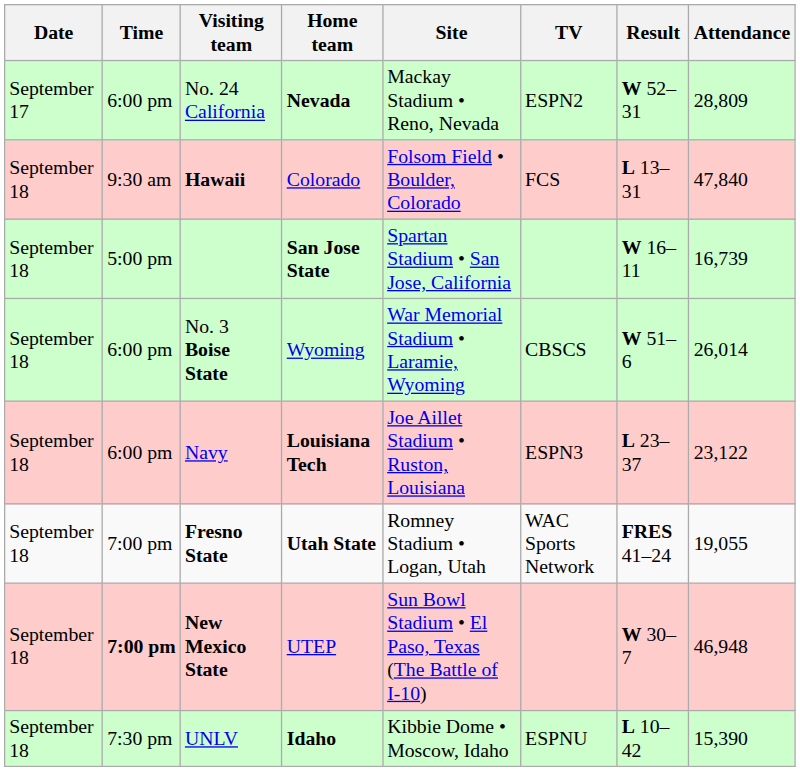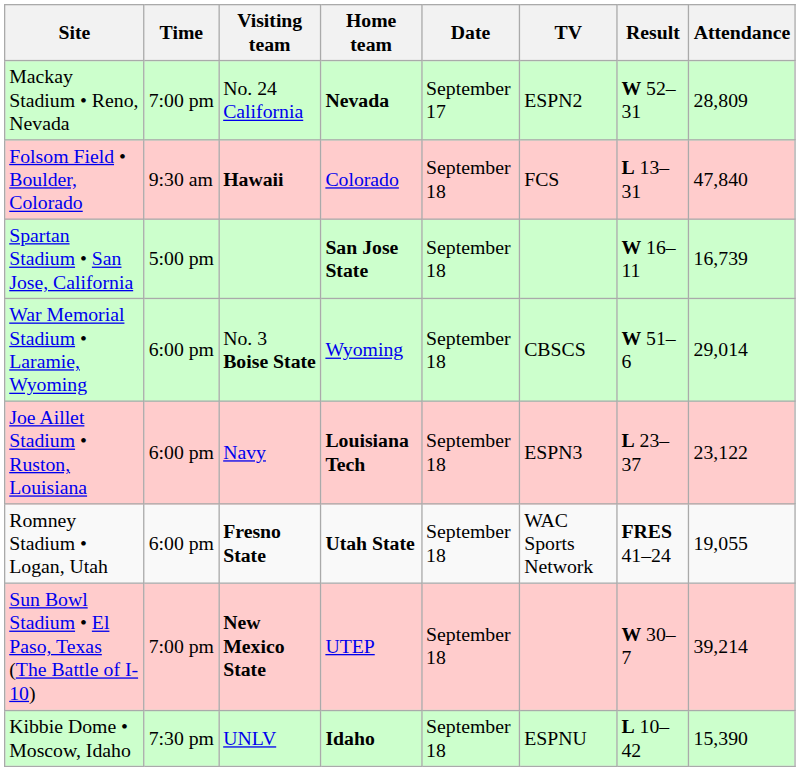columns swapped: (54, 32) <-> (452, 32)
(140, 100) 6:00 pm -> (181, 100) 7:00 pm
(721, 350) 26,014 -> (721, 350) 29,014
(140, 544) 7:00 pm -> (181, 544) 6:00 pm
(141, 646) bold -> (181, 646) normal
(721, 646) 46,948 -> (721, 646) 39,214
